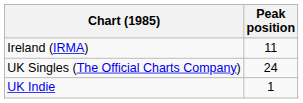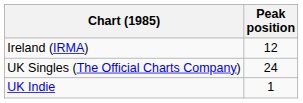(271, 48) 11 -> (271, 48) 12
